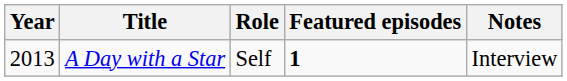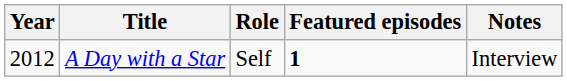(32, 57) 2013 -> (32, 57) 2012
